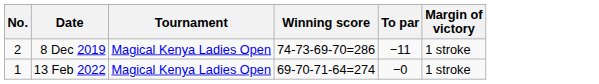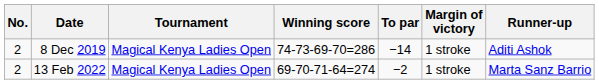+ column: (540, 22)
(400, 49) −11 -> (400, 49) −14
(18, 69) 1 -> (18, 69) 2
(400, 69) −0 -> (400, 69) −2
